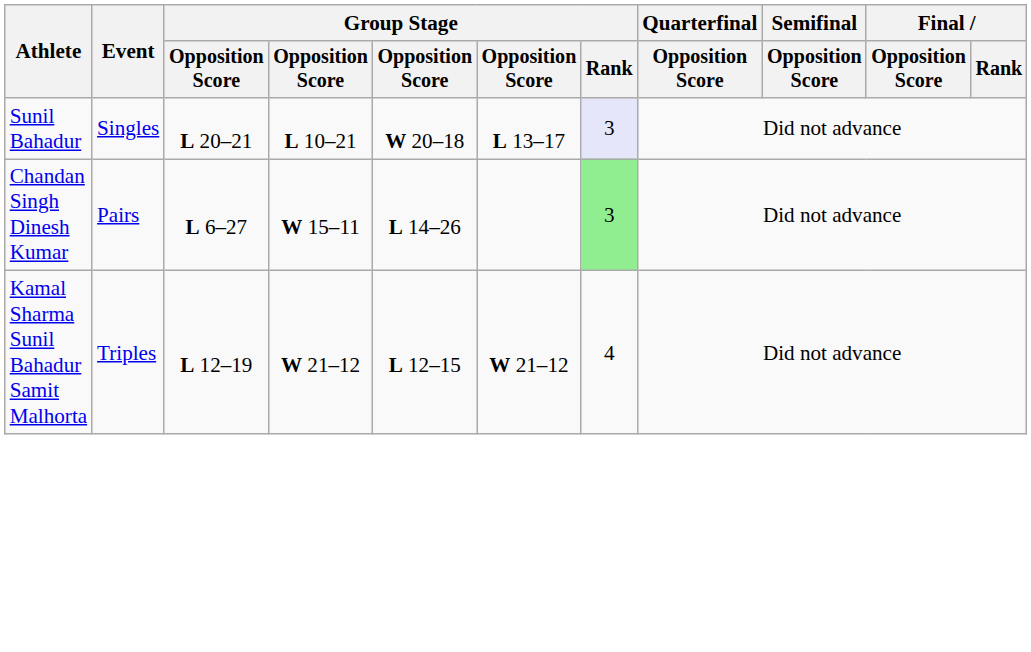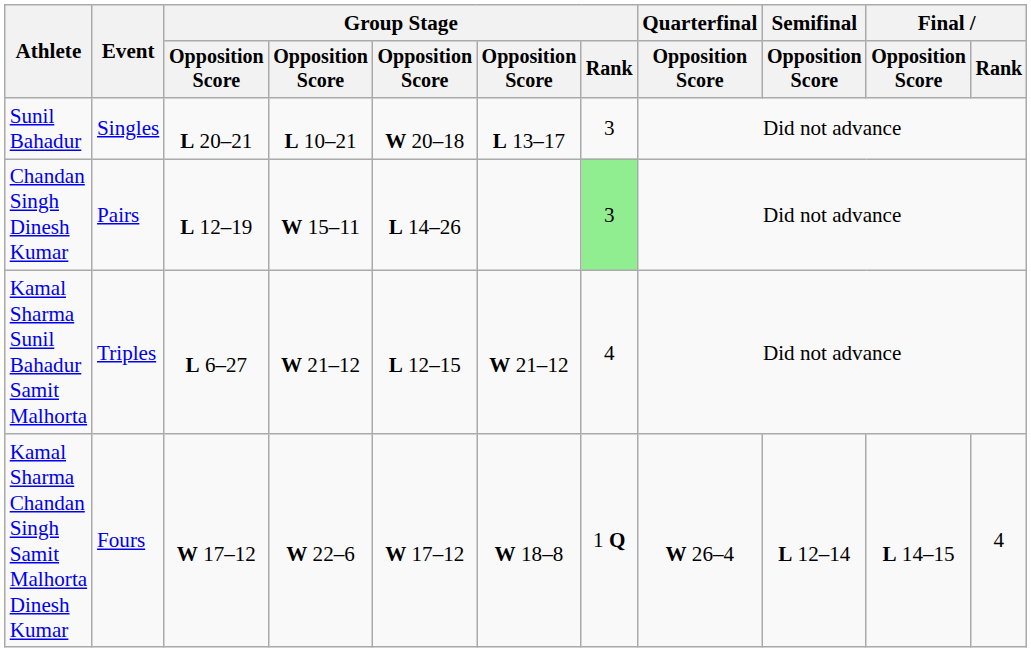(609, 128) lavender background -> (609, 128) no background
(216, 227) L 6–27 -> (216, 227) L 12–19
(216, 364) L 12–19 -> (216, 364) L 6–27
+ row: (48, 540)
